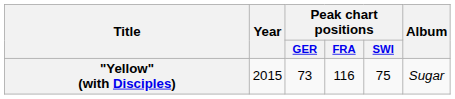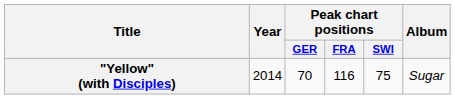(267, 76) 2015 -> (267, 76) 2014
(305, 76) 73 -> (305, 76) 70
